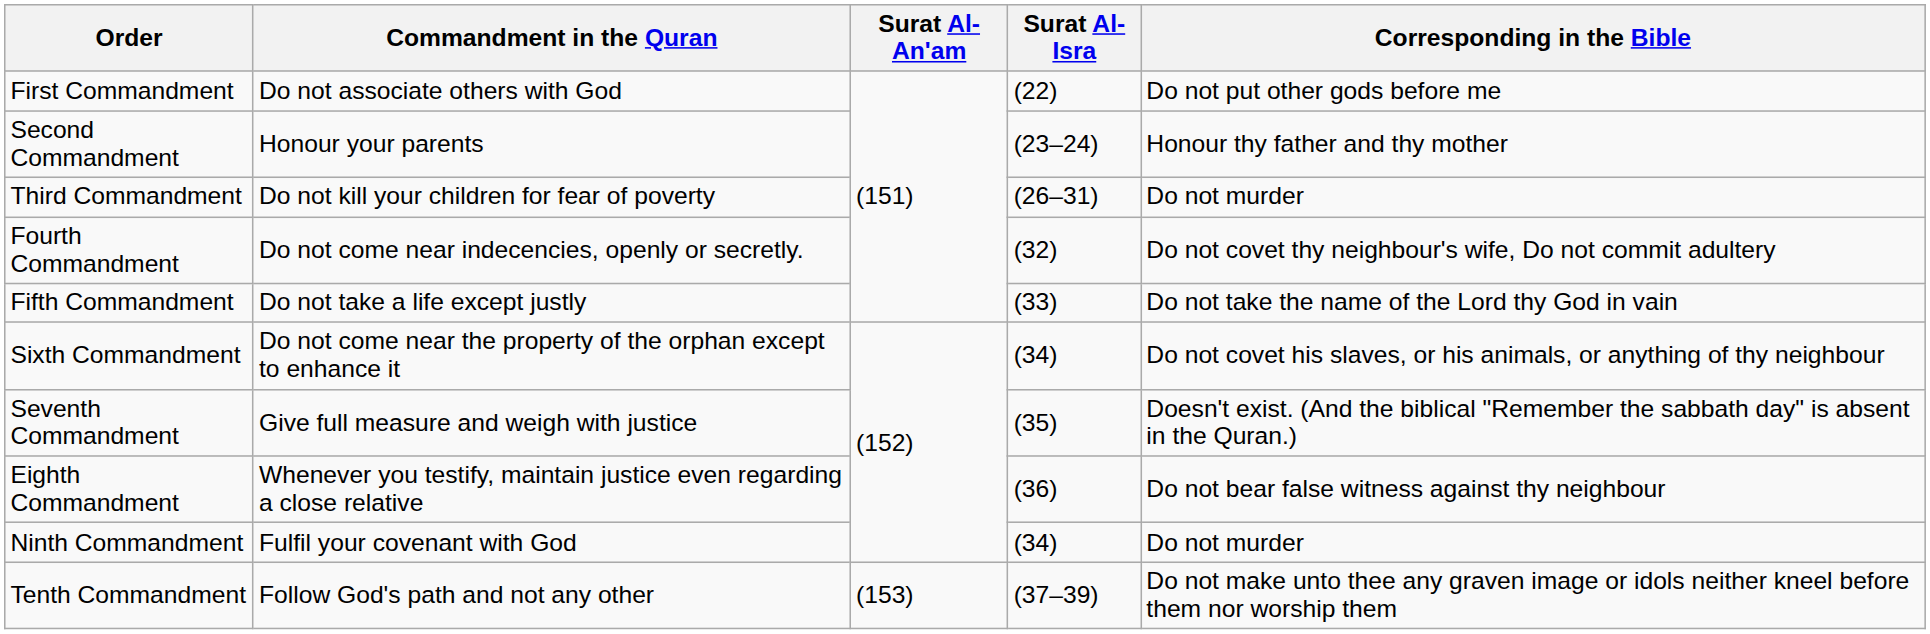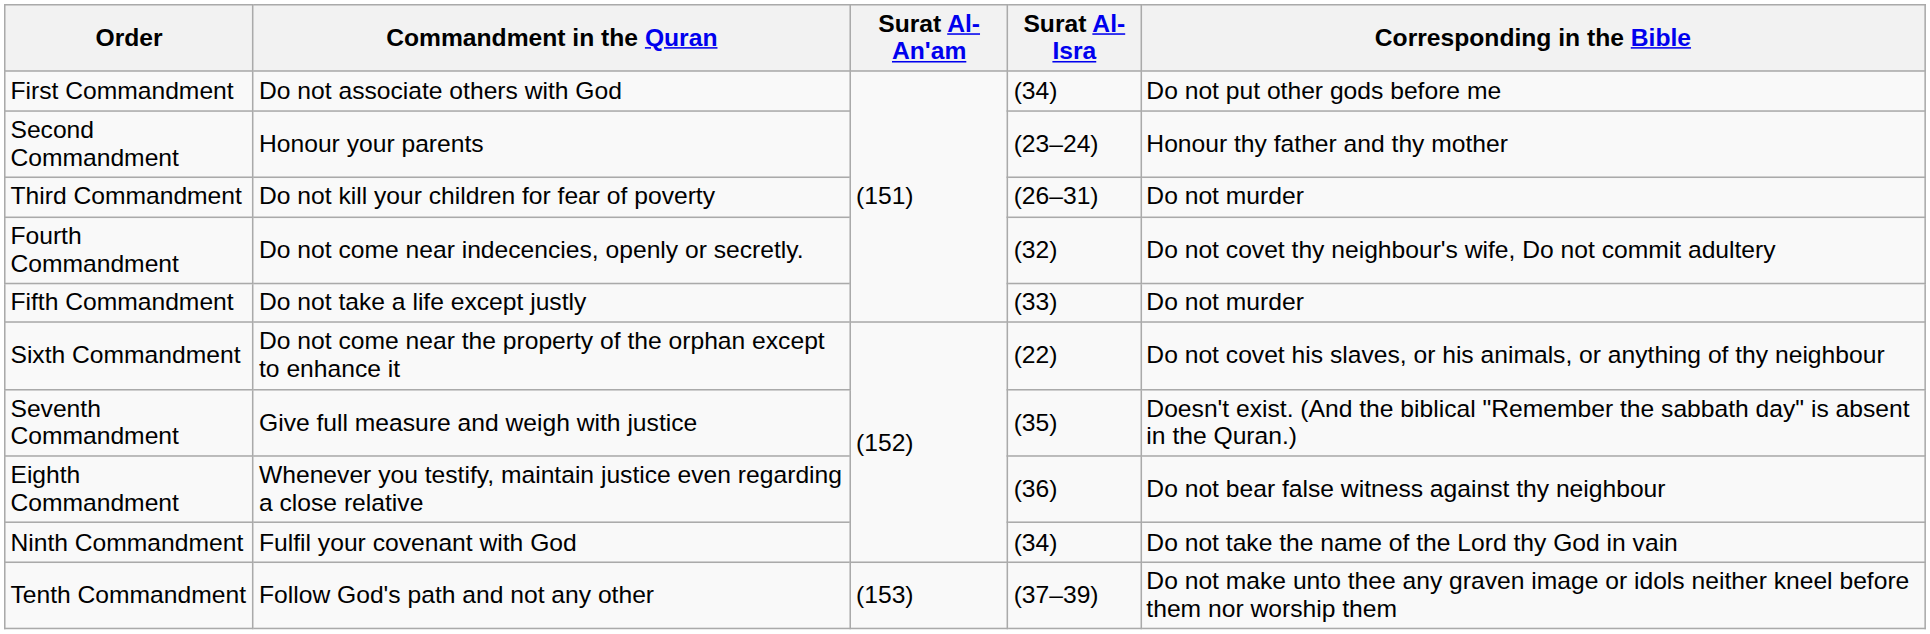(1036, 90) (22) -> (1036, 90) (34)
(1412, 302) Do not take the name of the Lord thy God in vain -> (1225, 302) Do not murder
(1036, 355) (34) -> (1036, 355) (22)
(1225, 542) Do not murder -> (1412, 542) Do not take the name of the Lord thy God in vain
